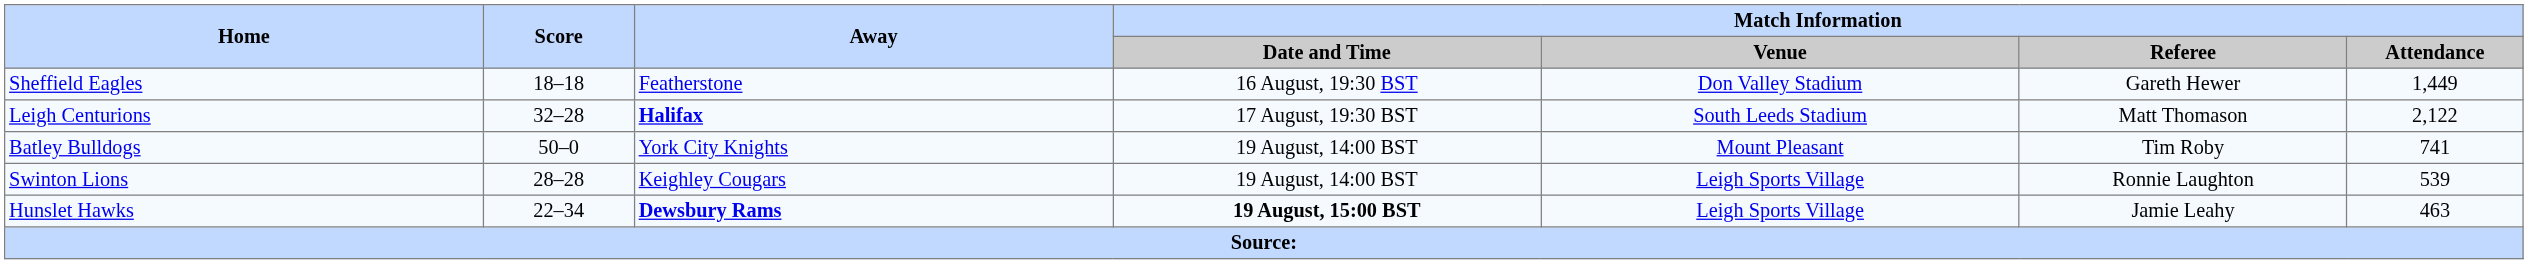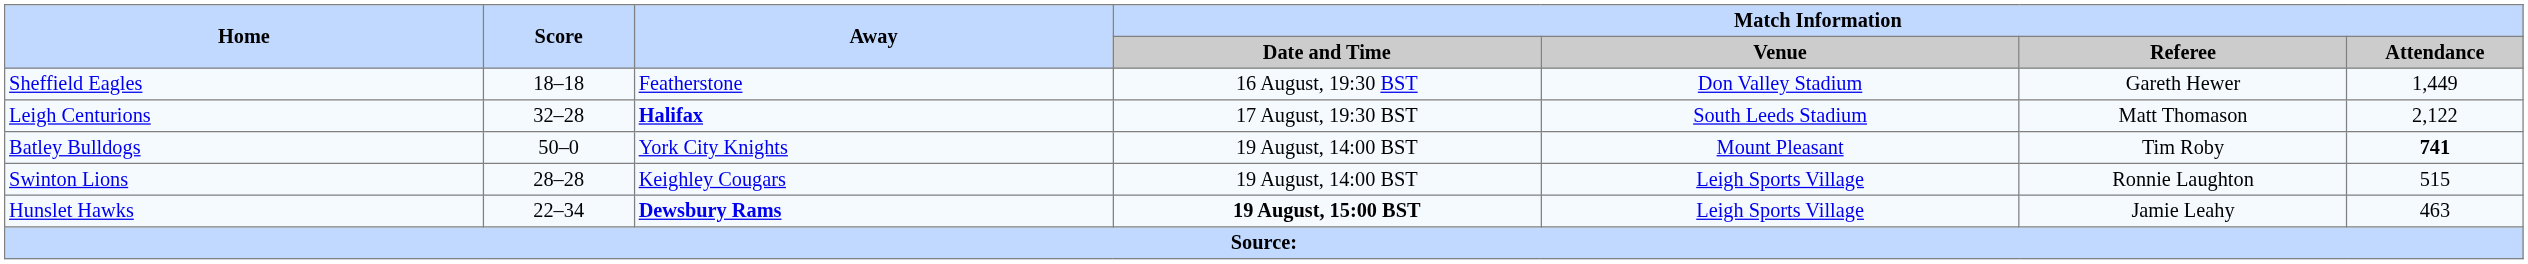(2435, 147) normal -> (2435, 147) bold
(2435, 179) 539 -> (2435, 179) 515
